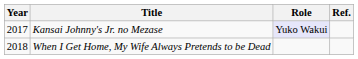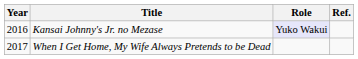(17, 29) 2017 -> (17, 29) 2016
(17, 46) 2018 -> (17, 46) 2017
